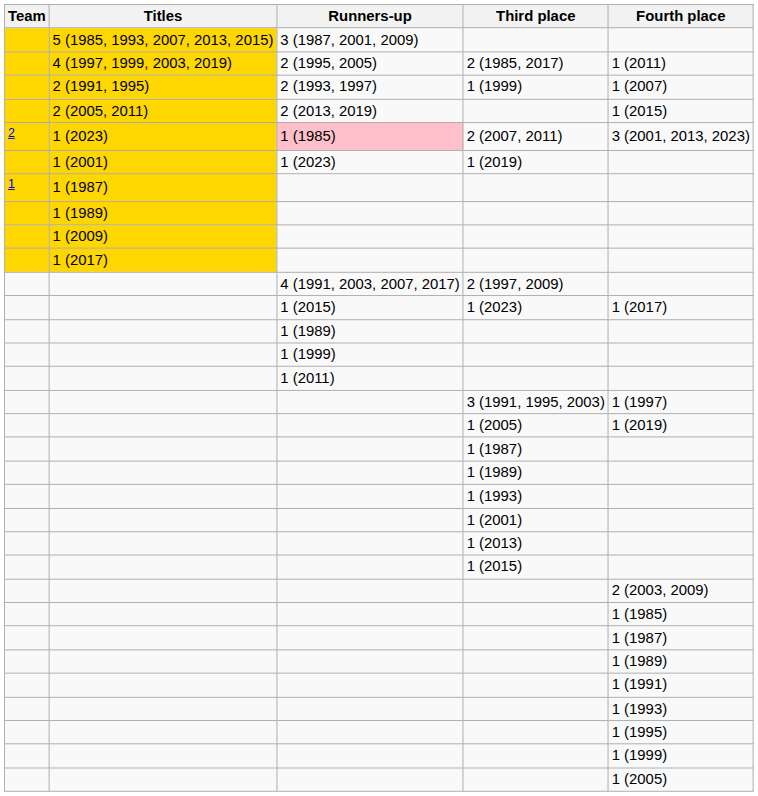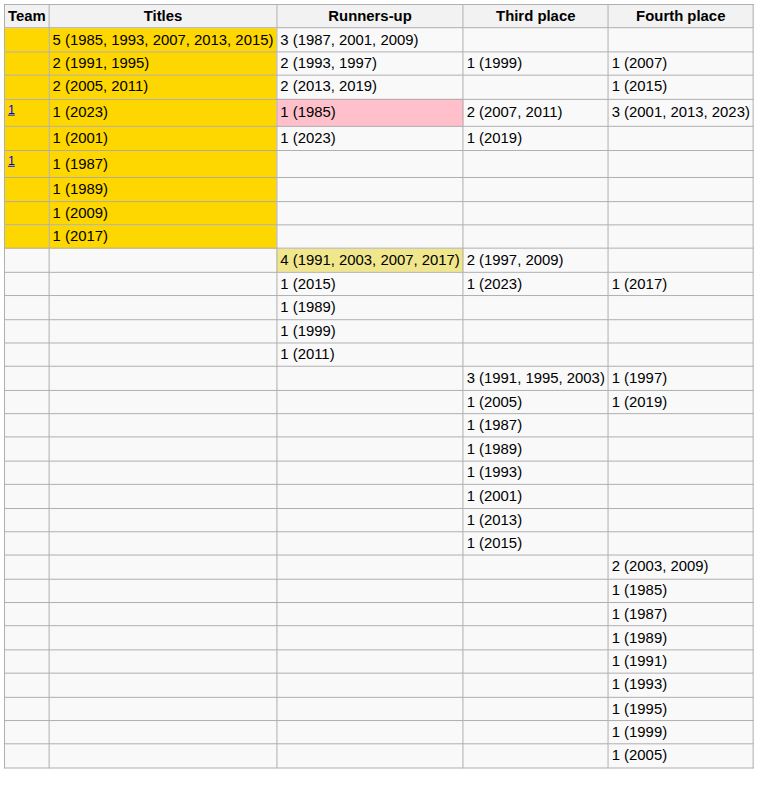- row: (142, 63)
(11, 133) 2 -> (11, 109) 1
(370, 283) no background -> (370, 260) khaki background
